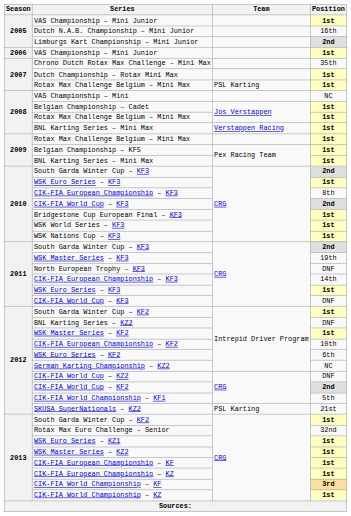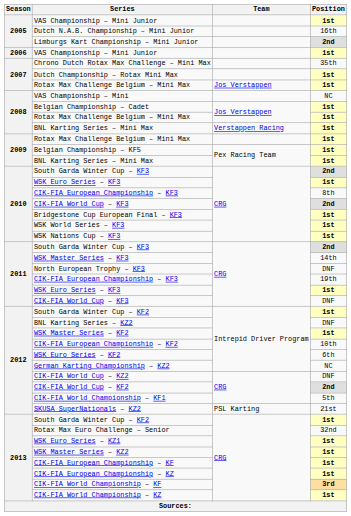(237, 85) PSL Karting -> (243, 85) Jos Verstappen
(328, 258) 19th -> (328, 258) 14th
(328, 280) 14th -> (328, 280) 19th
